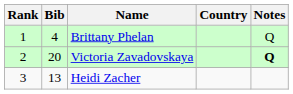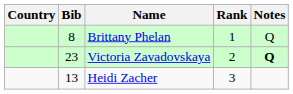columns swapped: (23, 15) <-> (223, 15)
(55, 36) 4 -> (72, 36) 8
(55, 57) 20 -> (72, 57) 23
